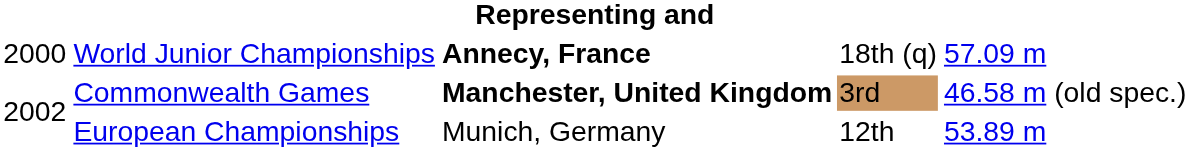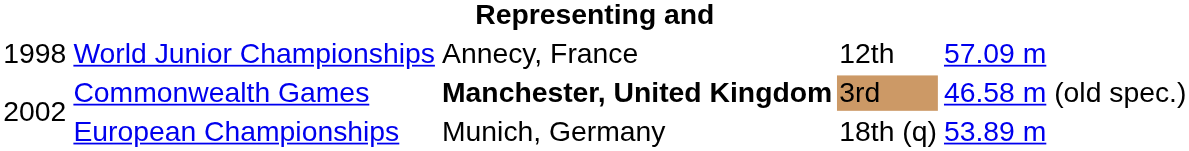(35, 53) 2000 -> (35, 53) 1998
(546, 53) bold -> (540, 53) normal
(888, 53) 18th (q) -> (867, 53) 12th
(867, 131) 12th -> (888, 131) 18th (q)
